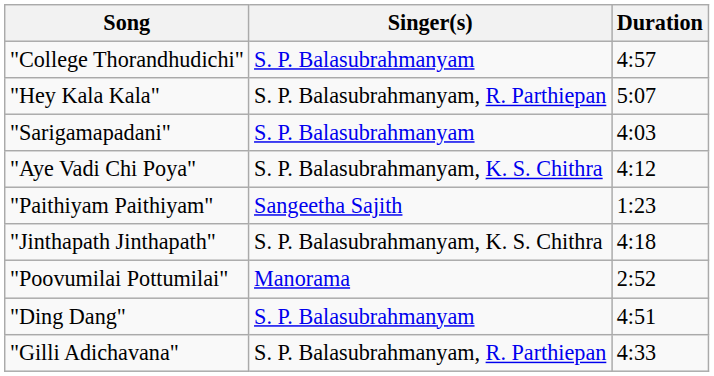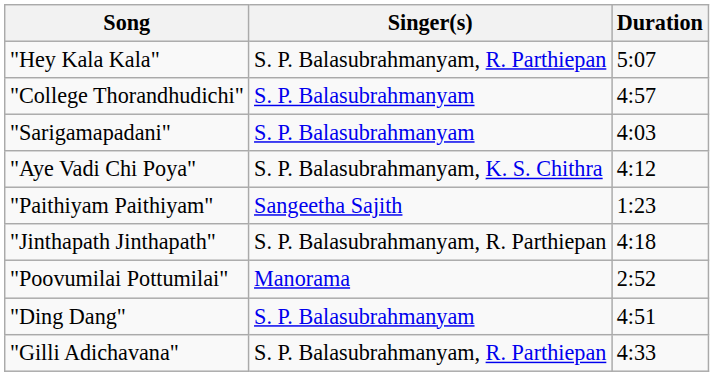rows swapped: (127, 59) <-> (85, 96)
(428, 242) S. P. Balasubrahmanyam, K. S. Chithra -> (430, 242) S. P. Balasubrahmanyam, R. Parthiepan
